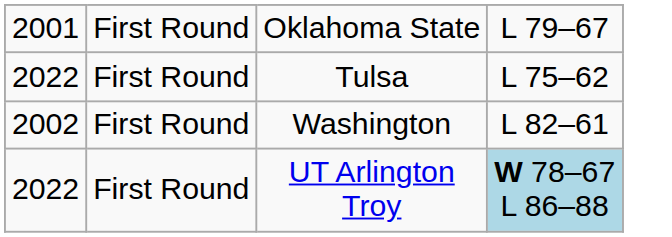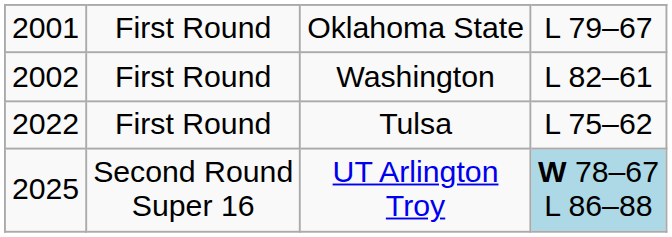rows swapped: (372, 124) <-> (372, 76)
(46, 189) 2022 -> (46, 189) 2025
(171, 189) First Round -> (193, 189) Second Round Super 16
